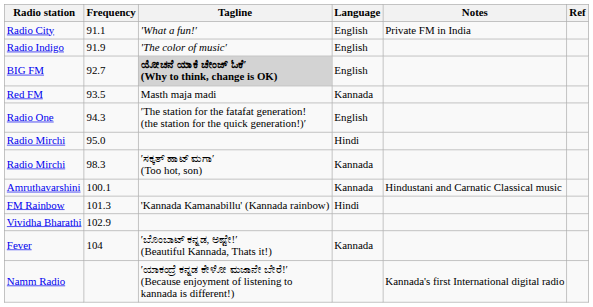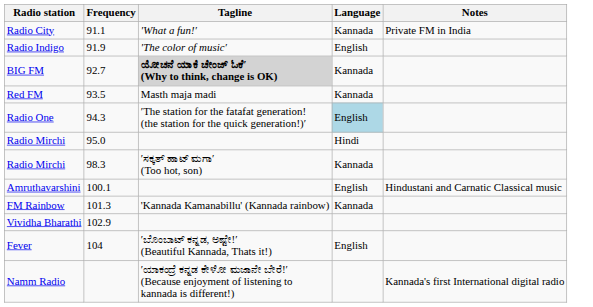- column: (578, 13)
(351, 30) English -> (354, 30) Kannada
(351, 71) English -> (354, 71) Kannada
(351, 117) no background -> (351, 117) lightblue background
(354, 187) Kannada -> (351, 187) English
(347, 205) Hindi -> (354, 205) Kannada
(354, 245) Kannada -> (351, 245) English
